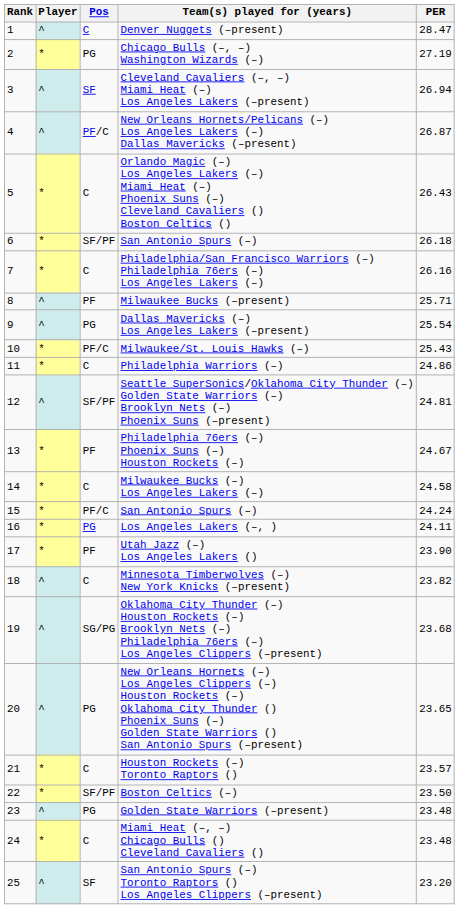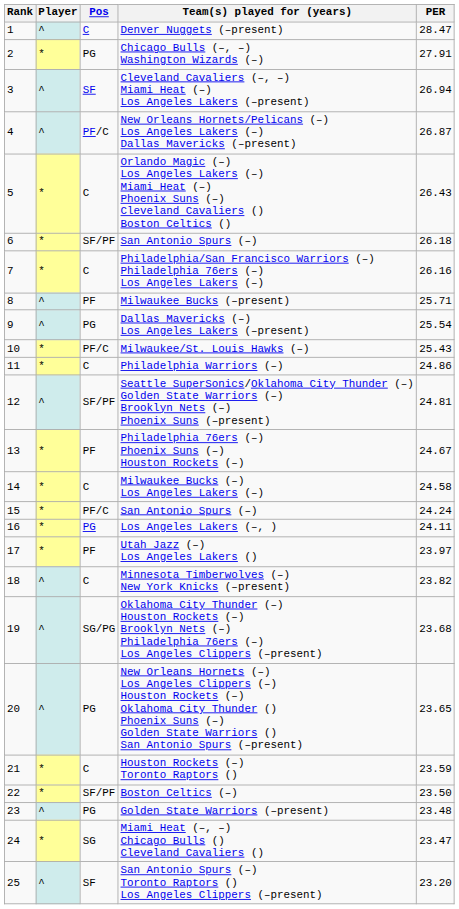(435, 55) 27.19 -> (435, 55) 27.91
(435, 552) 23.90 -> (435, 552) 23.97
(435, 770) 23.57 -> (435, 770) 23.59
(86, 841) C -> (89, 841) SG
(435, 841) 23.48 -> (435, 841) 23.47
